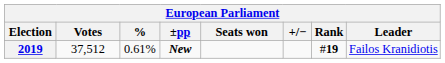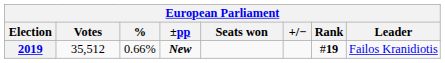(88, 49) 37,512 -> (88, 49) 35,512
(140, 49) 0.61% -> (140, 49) 0.66%
